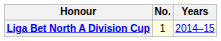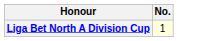- column: (195, 12)
